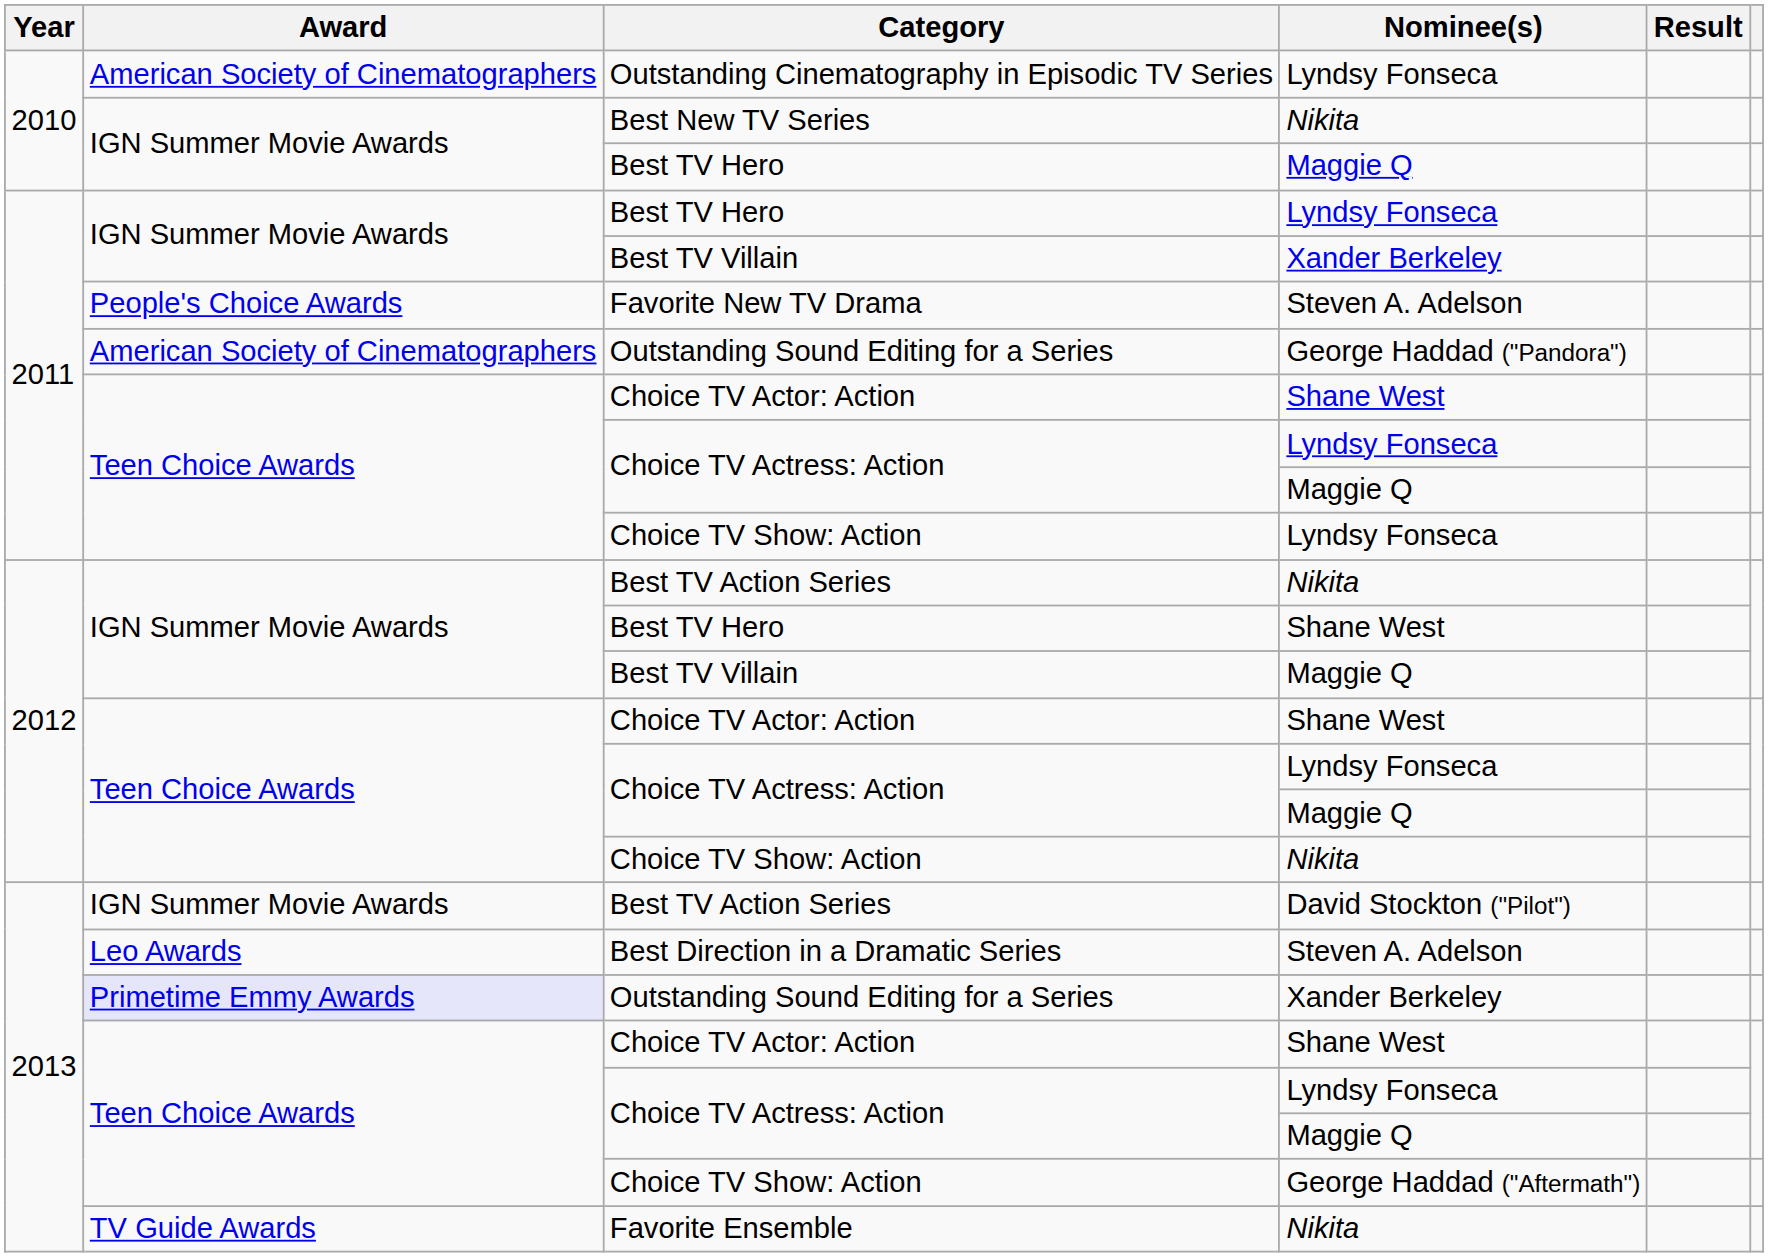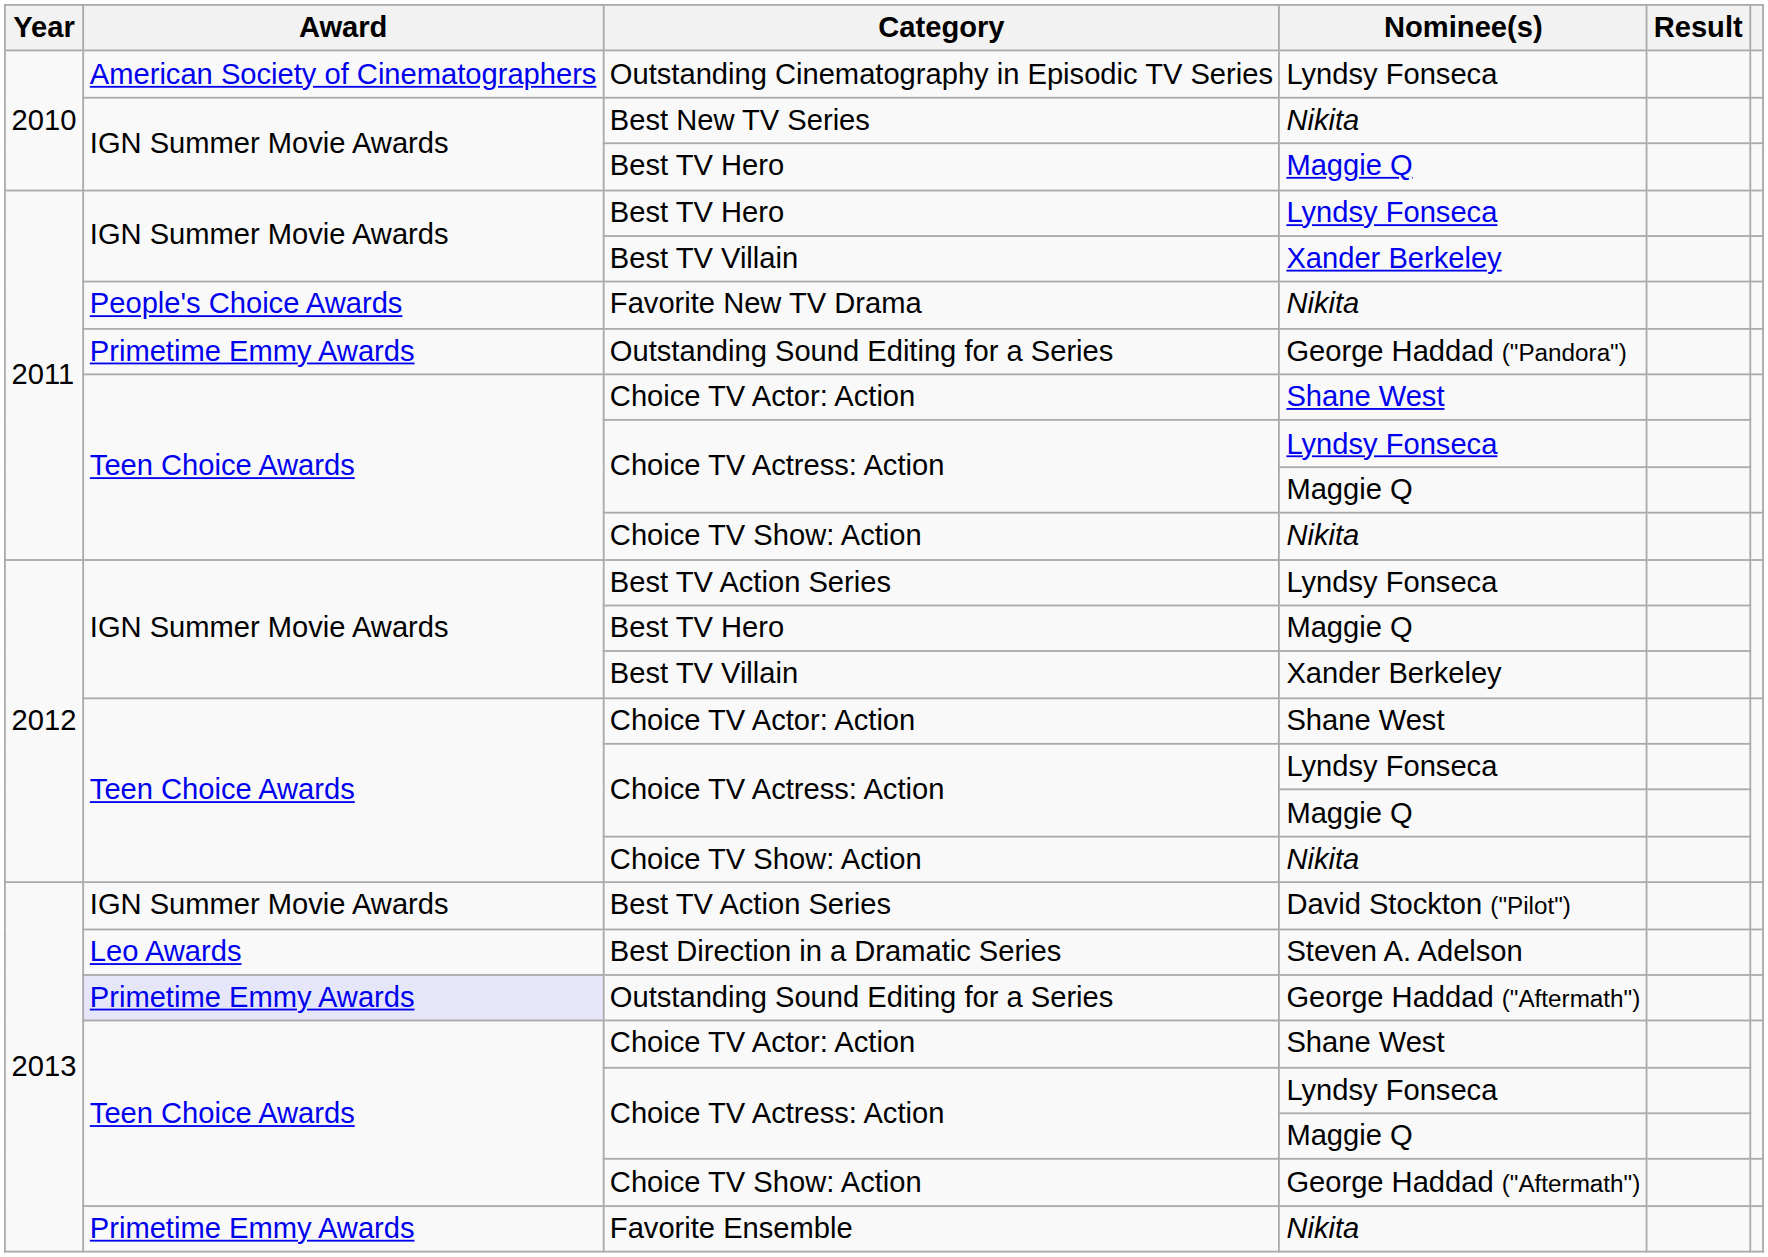(1405, 304) Steven A. Adelson -> (1323, 304) Nikita
(343, 350) American Society of Cinematographers -> (252, 350) Primetime Emmy Awards
(1392, 535) Lyndsy Fonseca -> (1323, 535) Nikita
(1323, 581) Nikita -> (1392, 581) Lyndsy Fonseca
(1365, 627) Shane West -> (1350, 627) Maggie Q
(1350, 674) Maggie Q -> (1394, 674) Xander Berkeley
(1394, 997) Xander Berkeley -> (1463, 997) George Haddad ("Aftermath")
(203, 1228) TV Guide Awards -> (252, 1228) Primetime Emmy Awards
